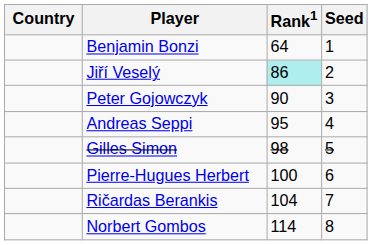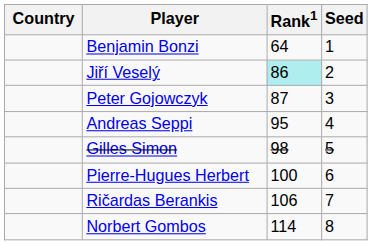(280, 98) 90 -> (280, 98) 87
(284, 201) 104 -> (284, 201) 106
